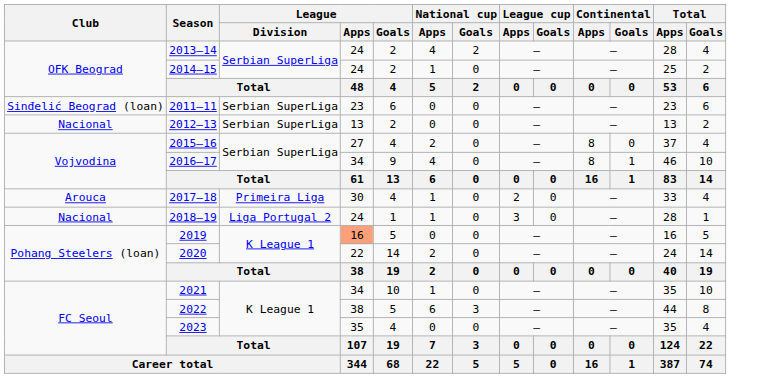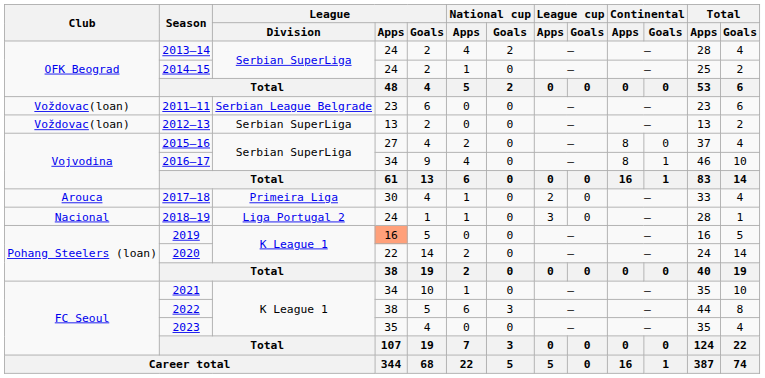(85, 106) Sinđelić Beograd (loan) -> (82, 106) Voždovac(loan)
(280, 106) Serbian SuperLiga -> (294, 106) Serbian League Belgrade
(85, 124) Nacional -> (82, 124) Voždovac(loan)
